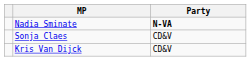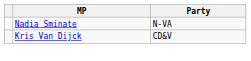(162, 24) bold -> (162, 24) normal
- row: (41, 37)
